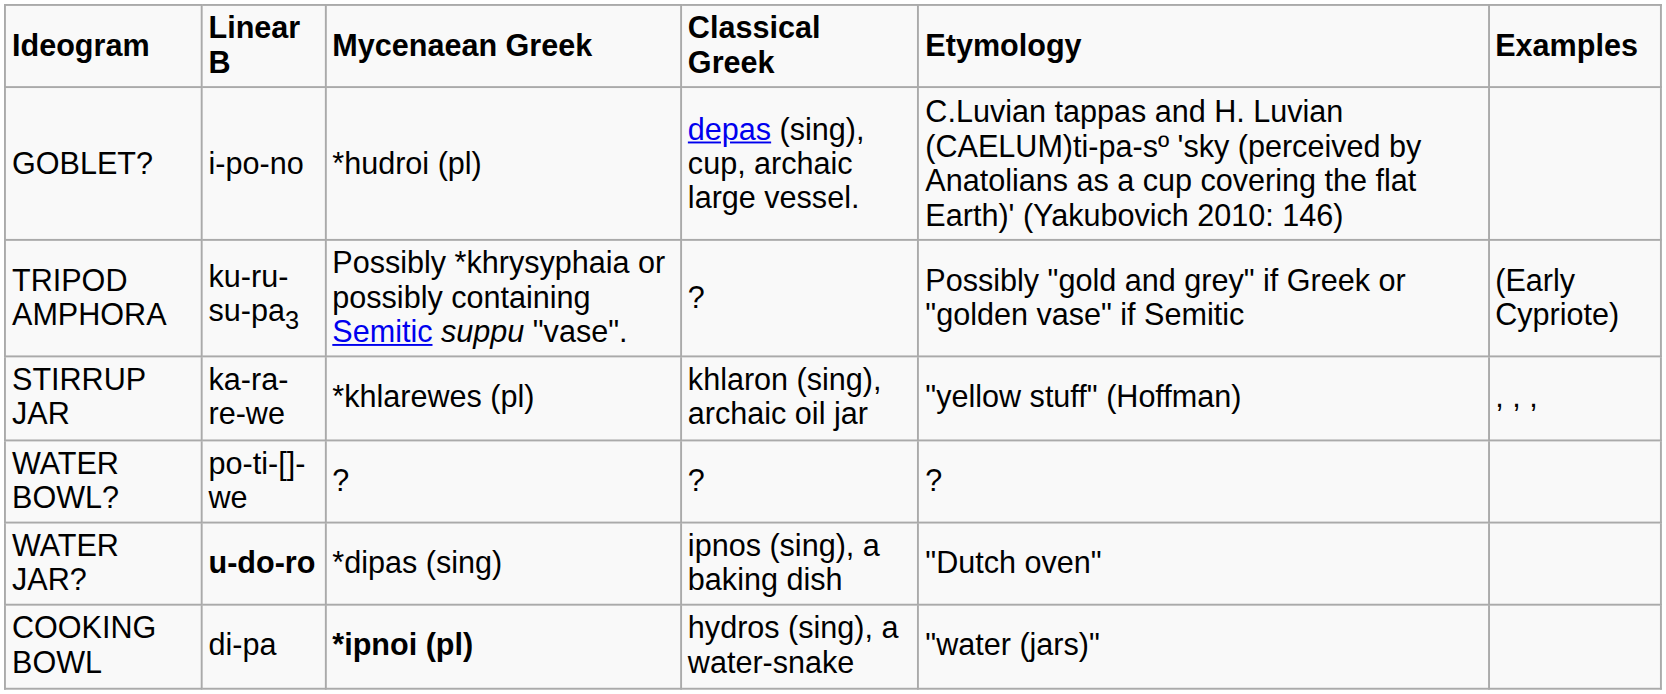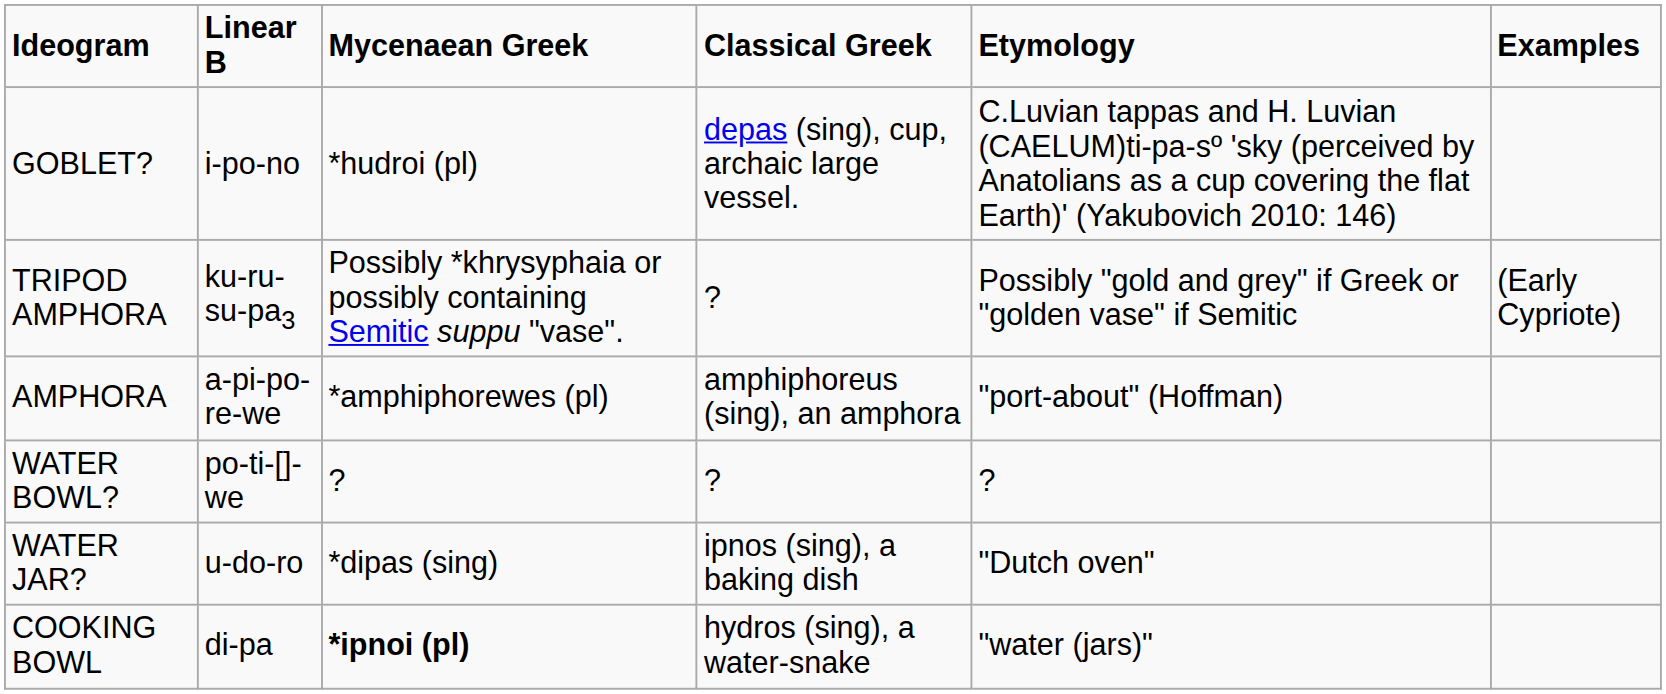+ row: (89, 397)
- row: (79, 397)
(262, 563) bold -> (254, 563) normal
